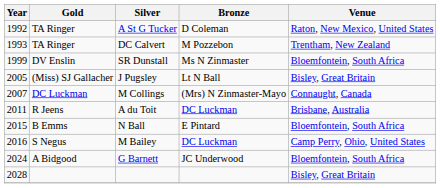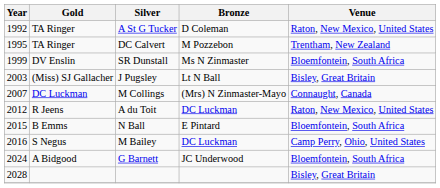(17, 45) 1993 -> (17, 45) 1995
(17, 77) 2005 -> (17, 77) 2003
(17, 110) 2011 -> (17, 110) 2012
(330, 110) Brisbane, Australia -> (362, 110) Raton, New Mexico, United States
